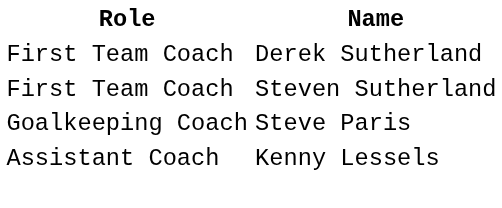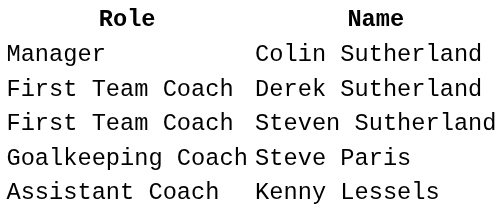+ row: (369, 55)
